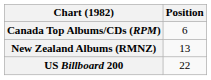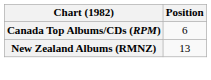- row: (84, 65)
